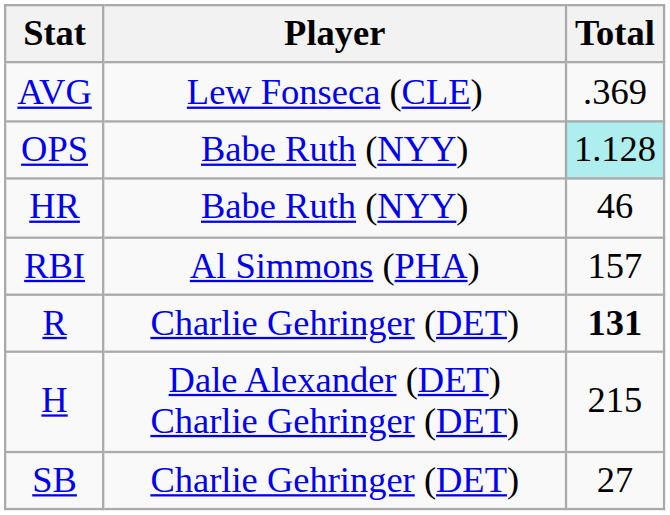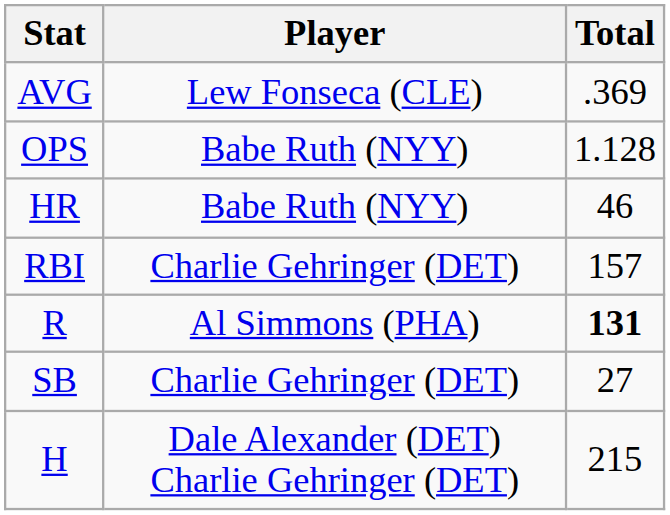(615, 149) paleturquoise background -> (615, 149) no background
(335, 264) Al Simmons (PHA) -> (335, 264) Charlie Gehringer (DET)
(335, 322) Charlie Gehringer (DET) -> (335, 322) Al Simmons (PHA)
rows swapped: (55, 401) <-> (55, 479)
